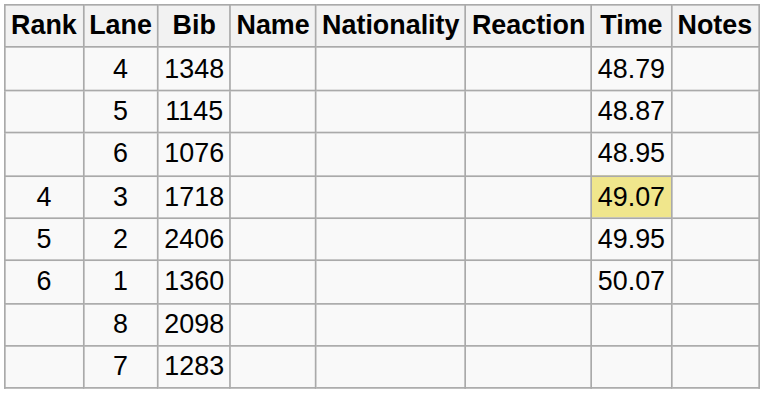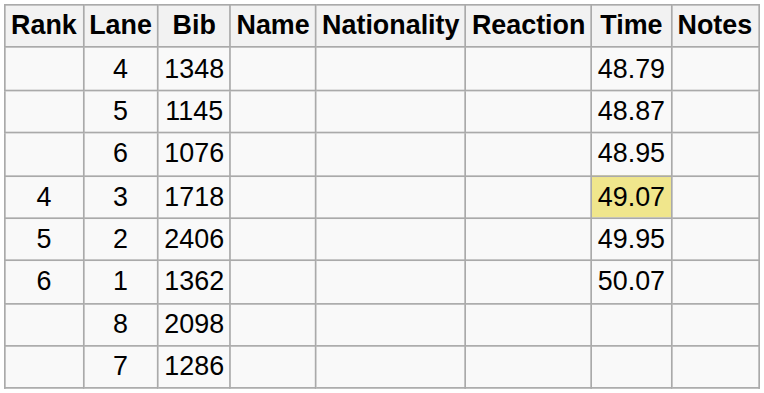(194, 281) 1360 -> (194, 281) 1362
(194, 366) 1283 -> (194, 366) 1286
